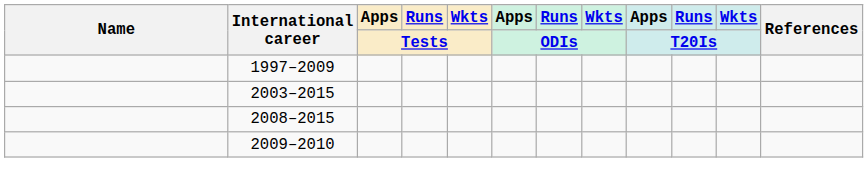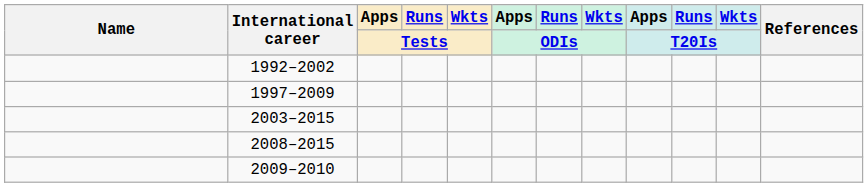+ row: (293, 68)
